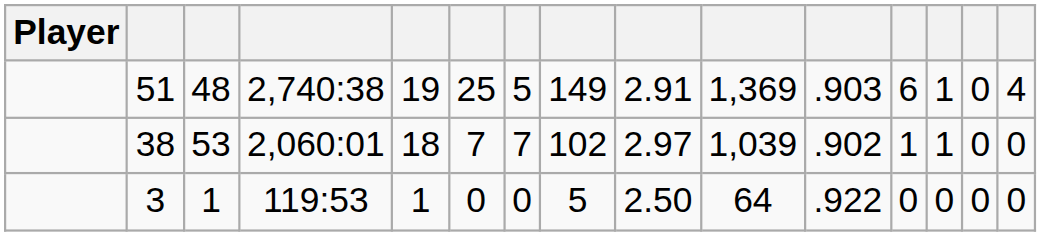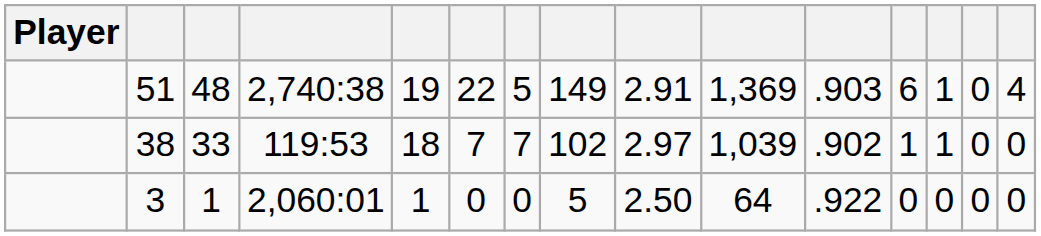(476, 88) 25 -> (476, 88) 22
(211, 144) 53 -> (211, 144) 33
(316, 144) 2,060:01 -> (316, 144) 119:53
(316, 200) 119:53 -> (316, 200) 2,060:01
